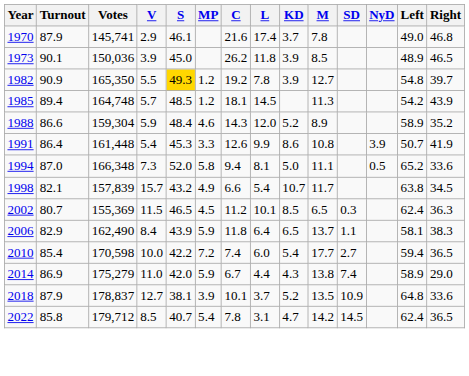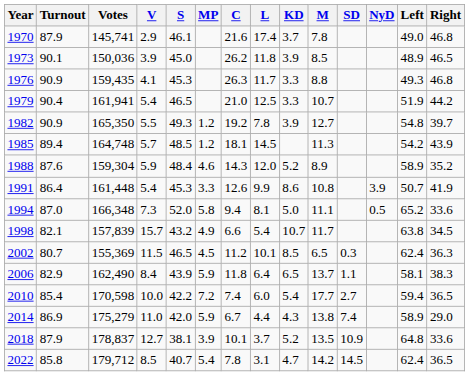+ row: (21, 80)
+ row: (21, 101)
(181, 80) gold background -> (181, 123) no background
(51, 123) 86.6 -> (51, 166) 87.6
